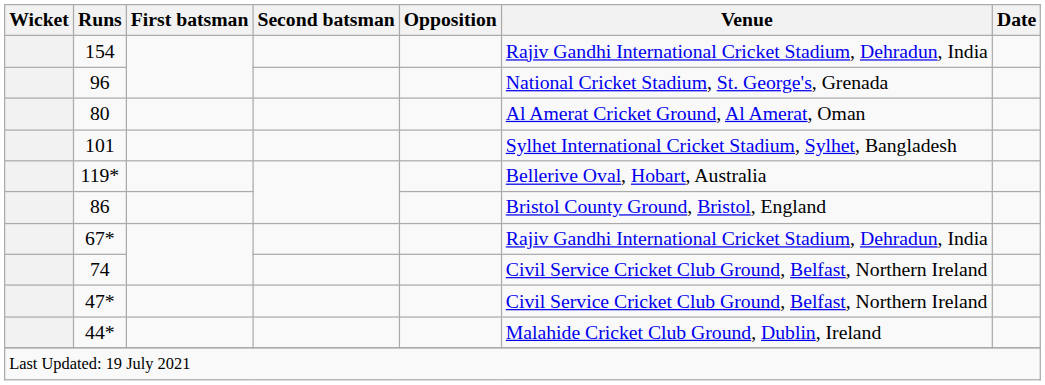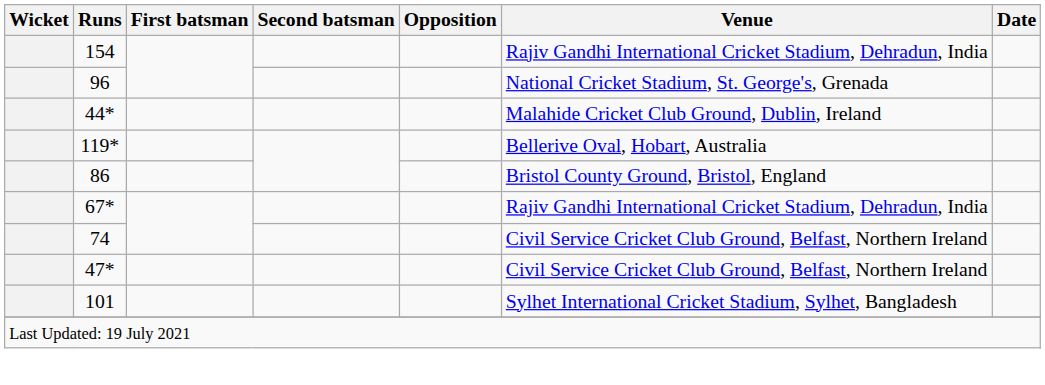- row: (100, 113)
rows swapped: (100, 144) <-> (100, 332)
